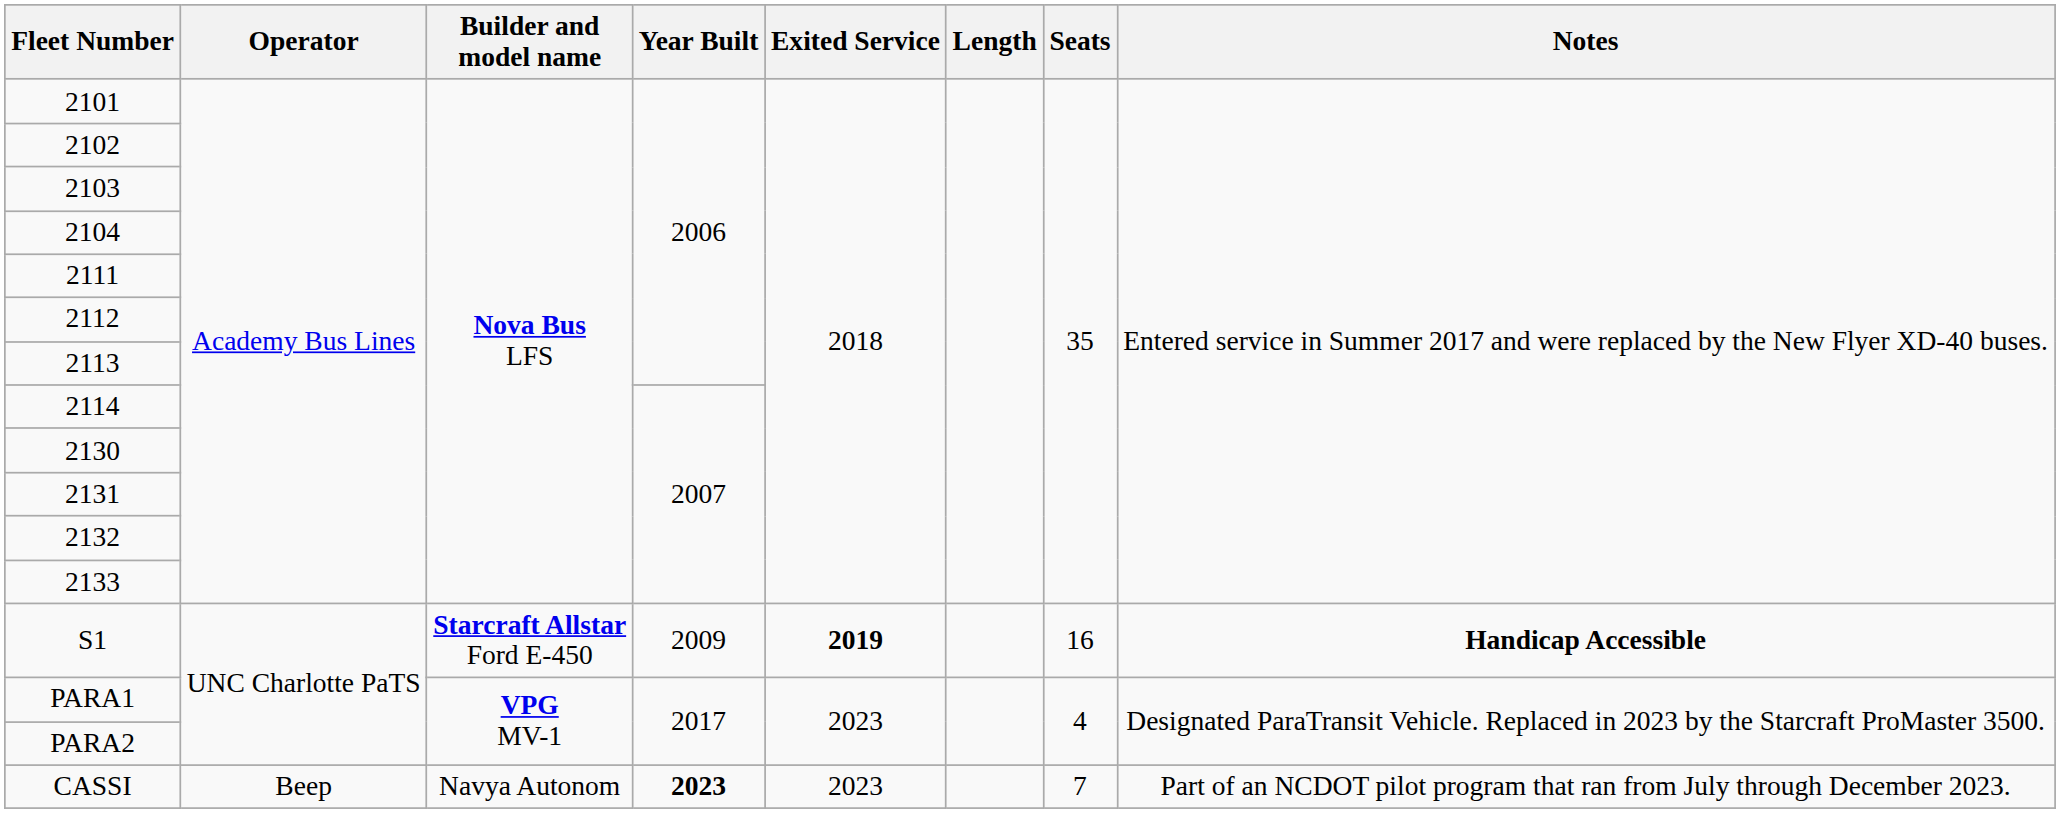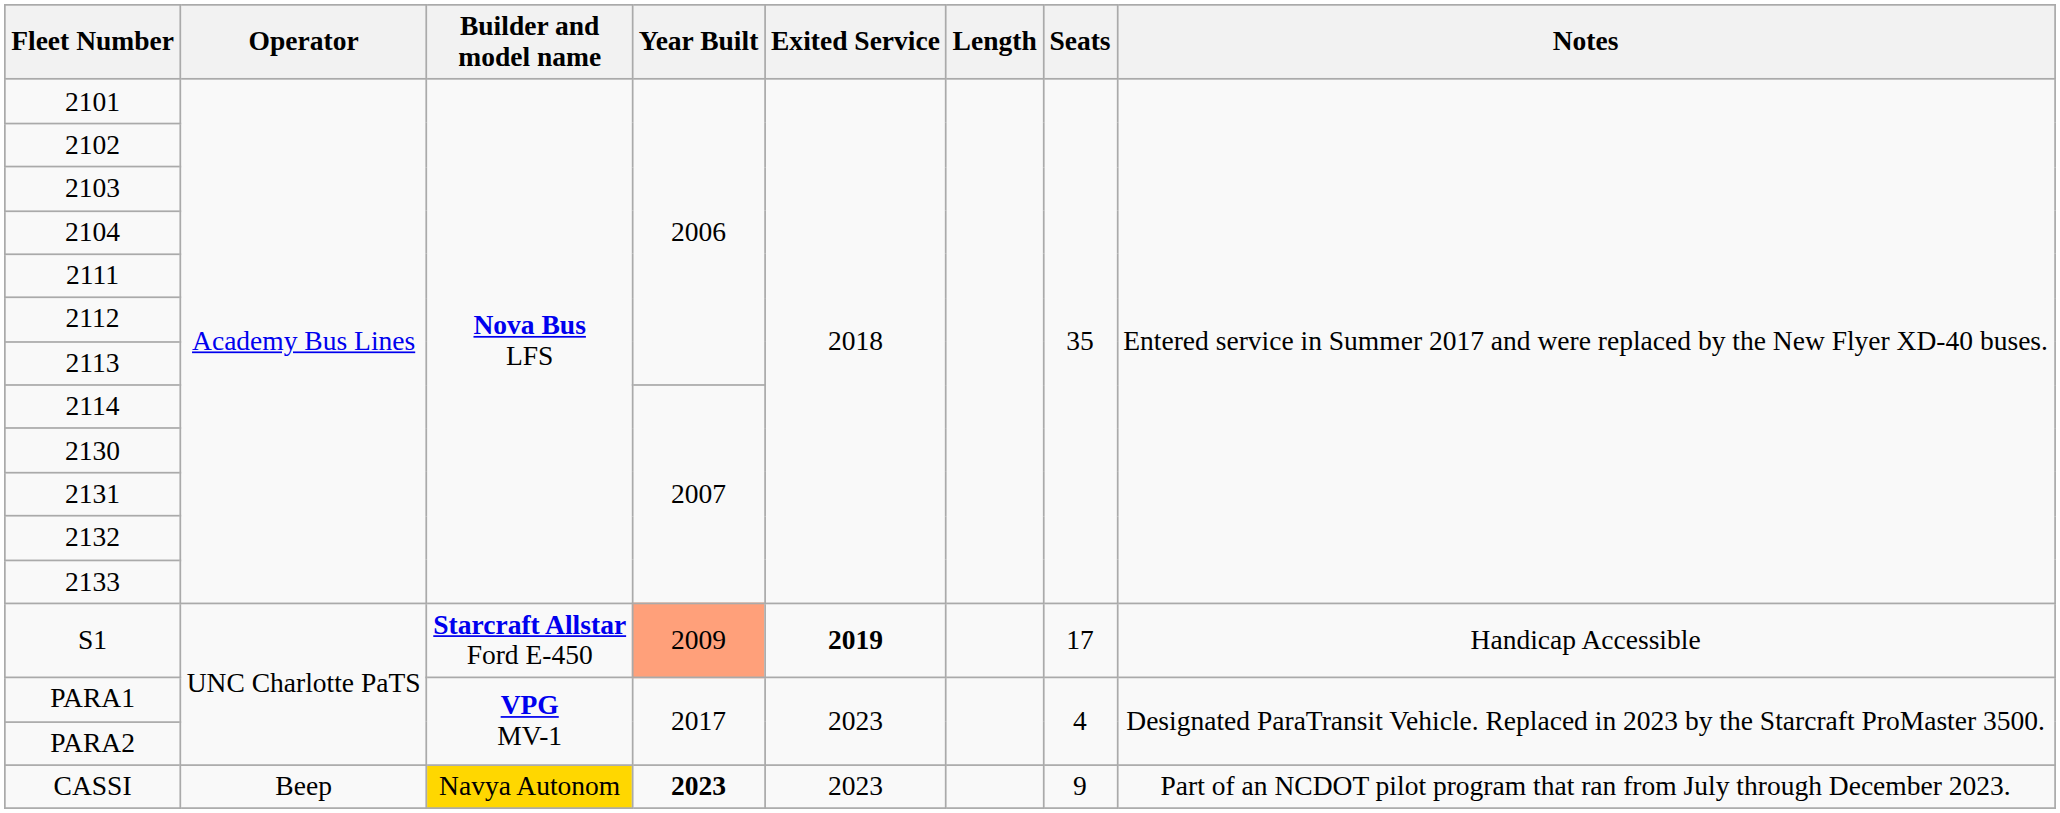(699, 640) no background -> (699, 640) lightsalmon background
(1080, 640) 16 -> (1080, 640) 17
(1586, 640) bold -> (1586, 640) normal
(530, 786) no background -> (530, 786) gold background
(1080, 786) 7 -> (1080, 786) 9
